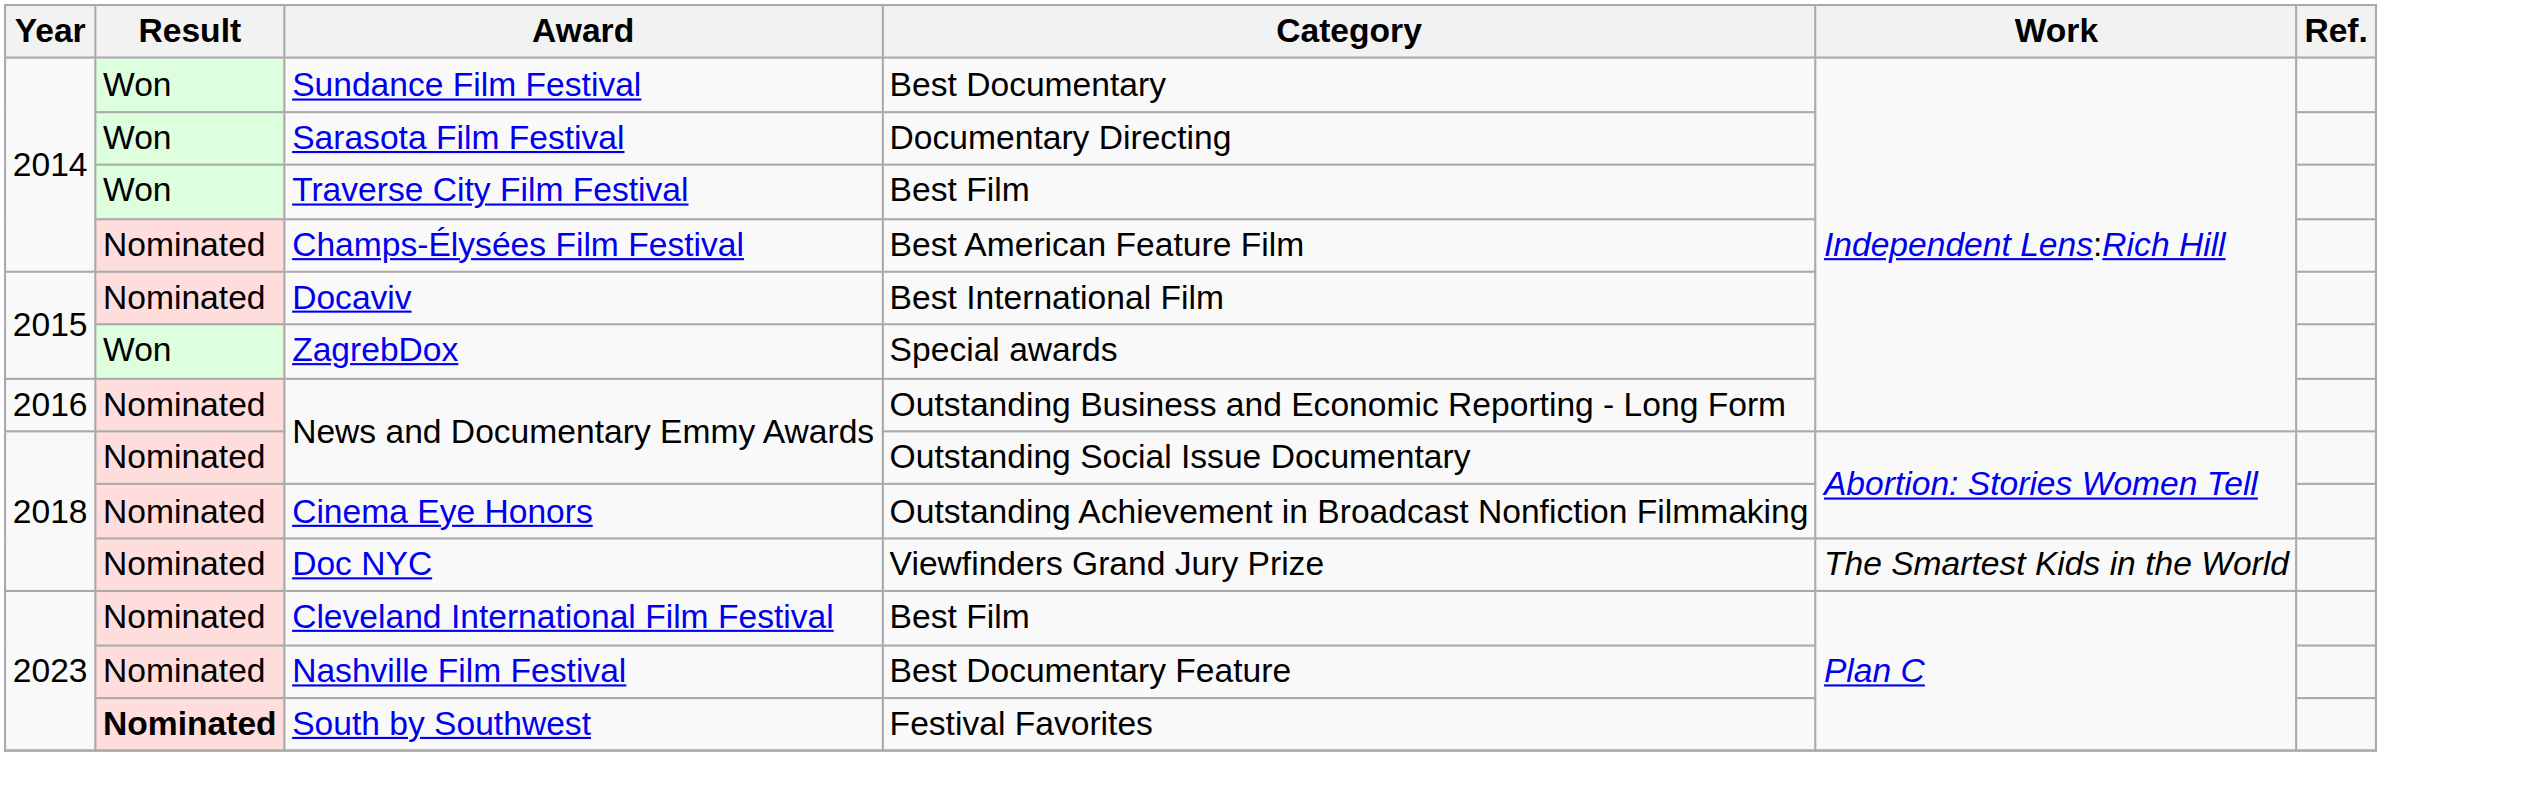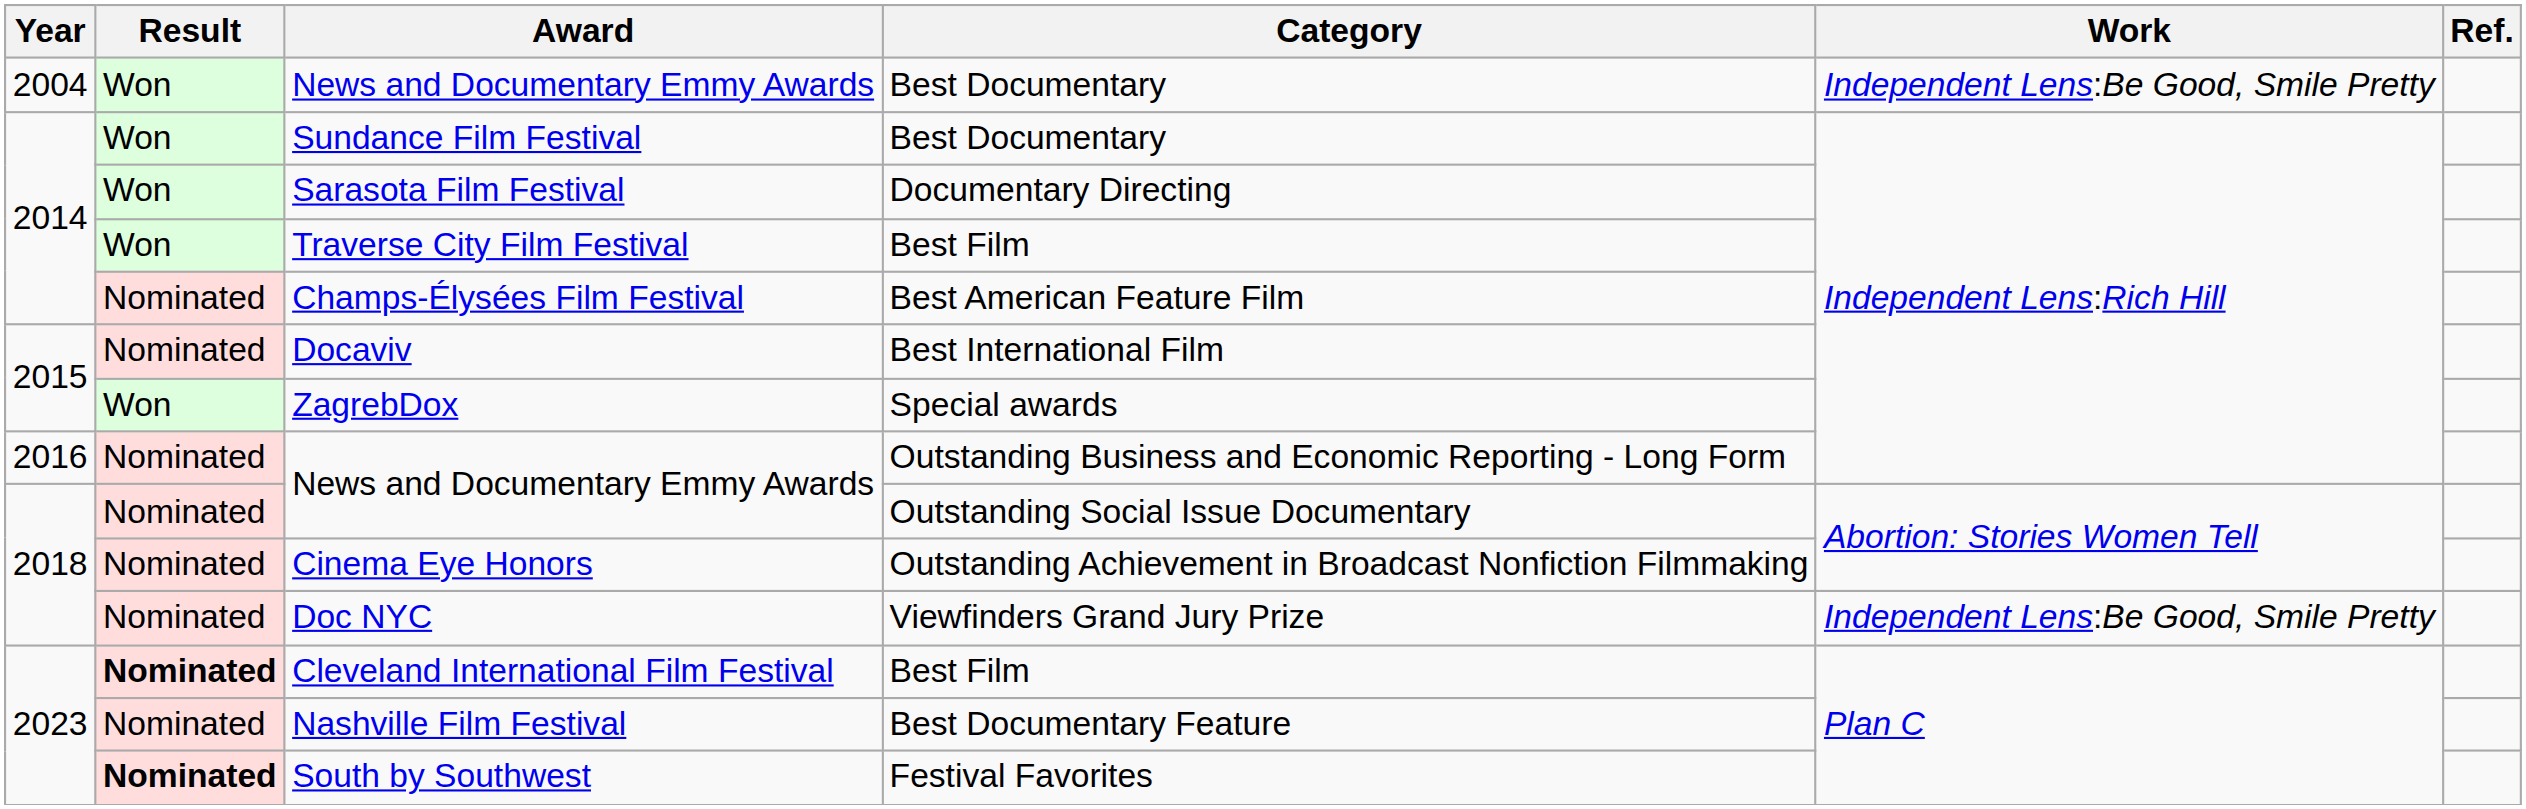+ row: (583, 84)
(2056, 564) The Smartest Kids in the World -> (2129, 617) Independent Lens:Be Good, Smile Pretty
(184, 617) normal -> (190, 670) bold
